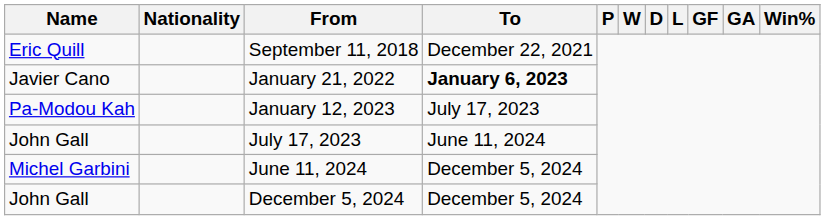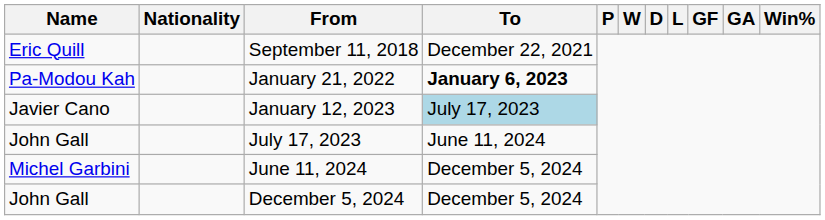(59, 79) Javier Cano -> (72, 79) Pa-Modou Kah
(72, 109) Pa-Modou Kah -> (59, 109) Javier Cano
(483, 109) no background -> (483, 109) lightblue background
